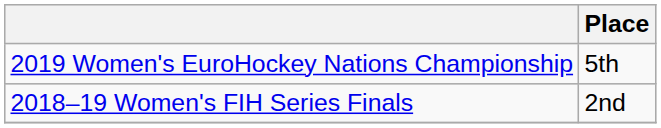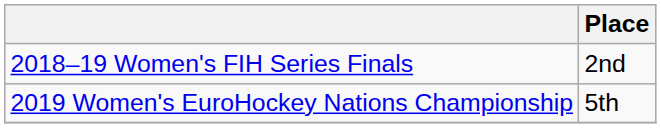rows swapped: (212, 102) <-> (292, 63)
